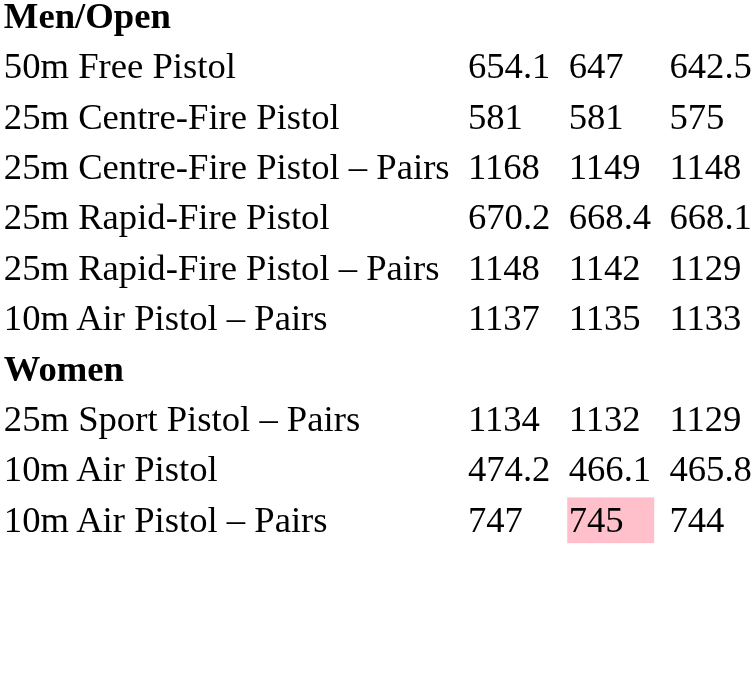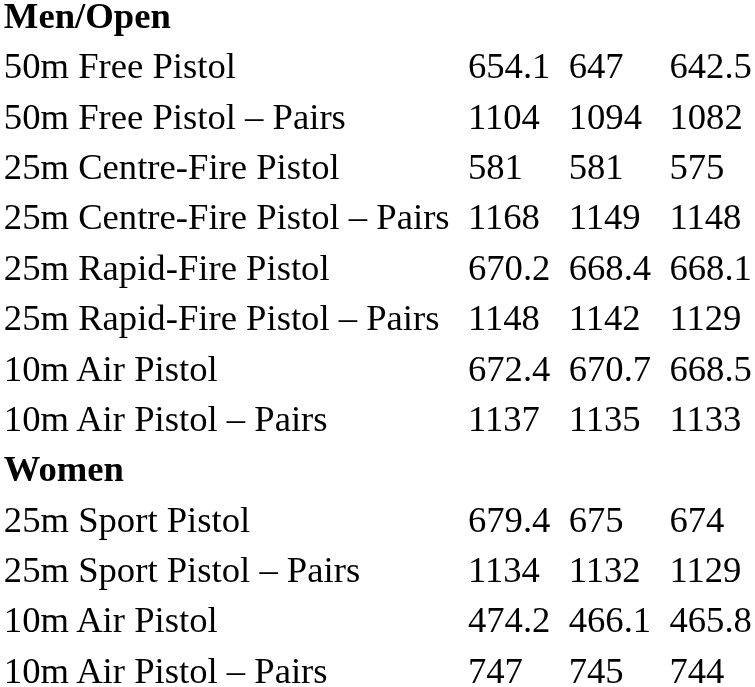+ row: (504, 116)
+ row: (509, 368)
+ row: (509, 519)
(596, 519) pink background -> (596, 670) no background
